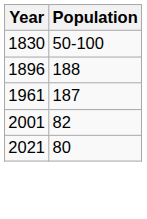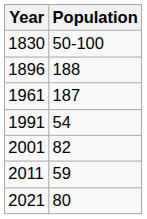+ row: (27, 122)
+ row: (26, 174)
